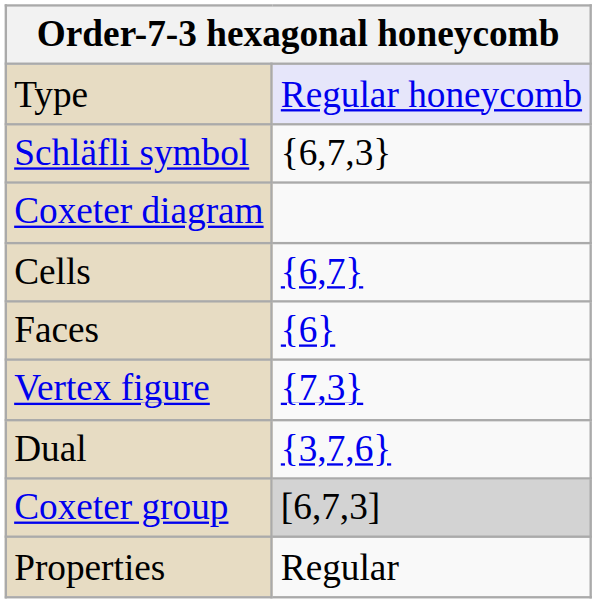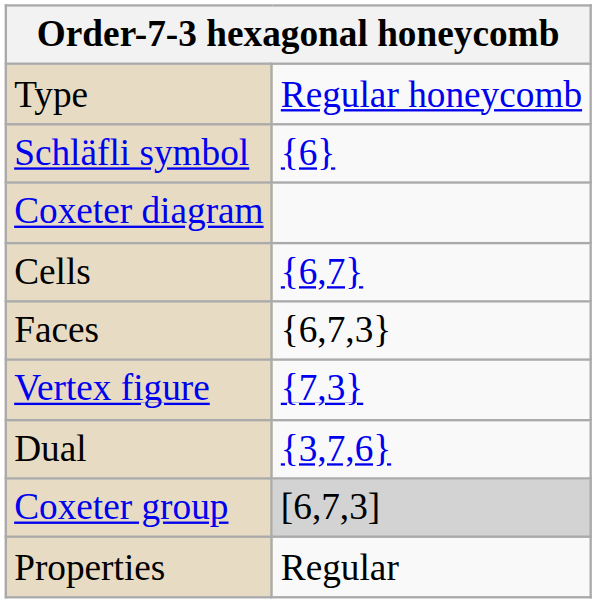(431, 93) lavender background -> (431, 93) no background
(336, 152) {6,7,3} -> (308, 152) {6}
(308, 329) {6} -> (336, 329) {6,7,3}
